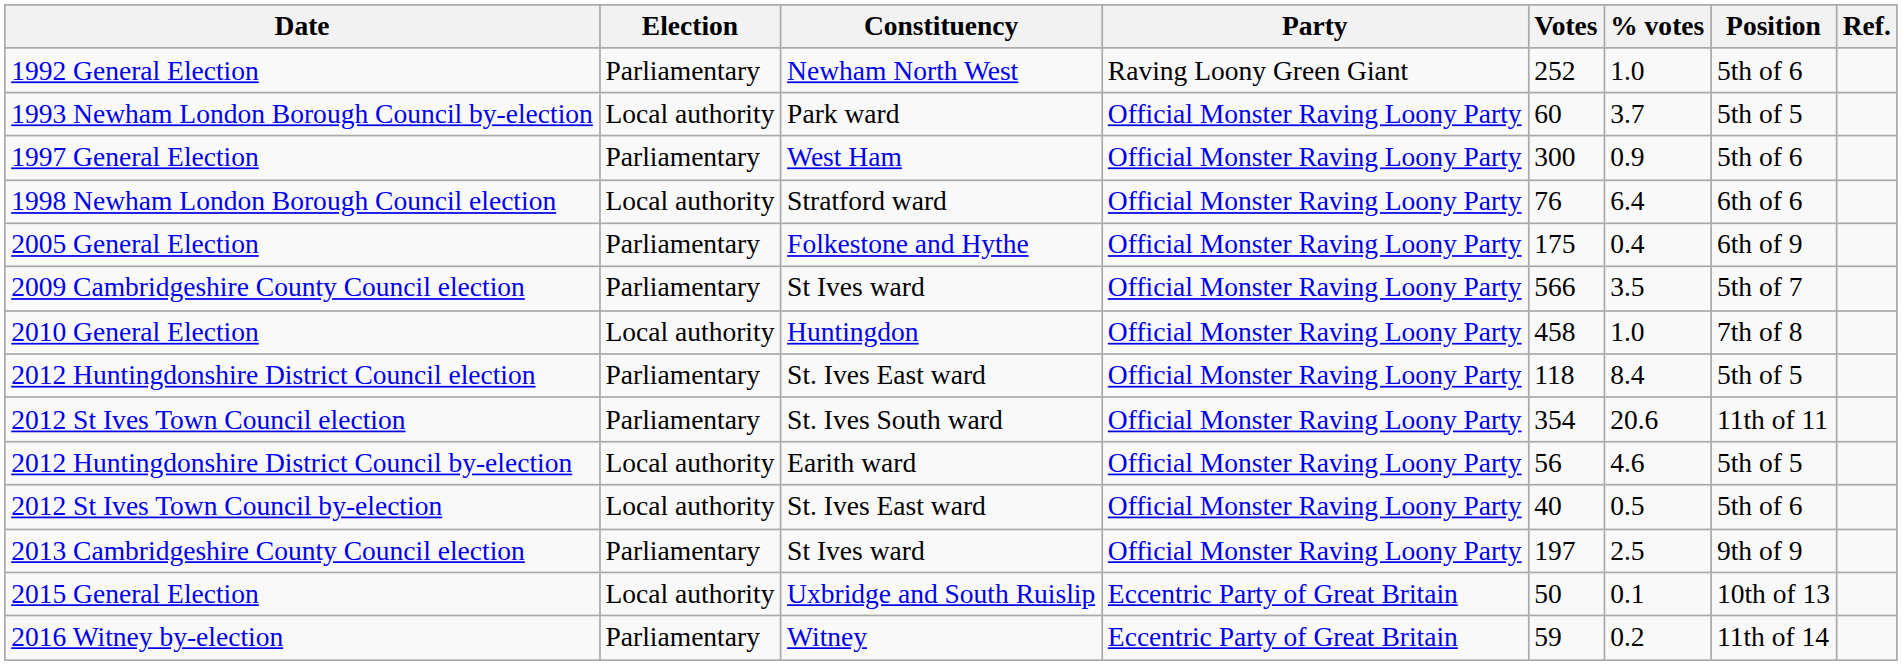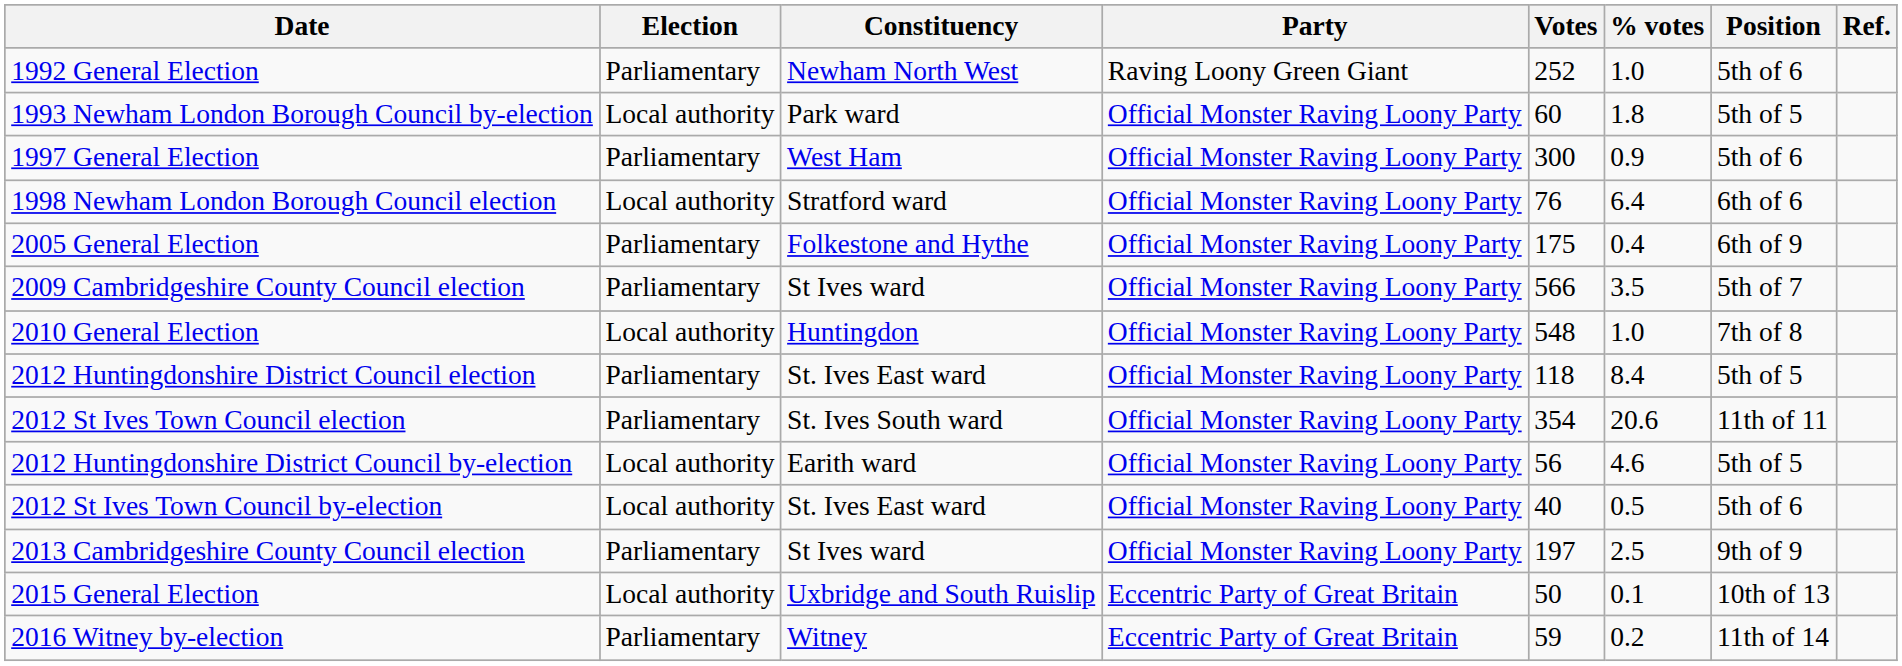(1627, 113) 3.7 -> (1627, 113) 1.8
(1555, 331) 458 -> (1555, 331) 548
